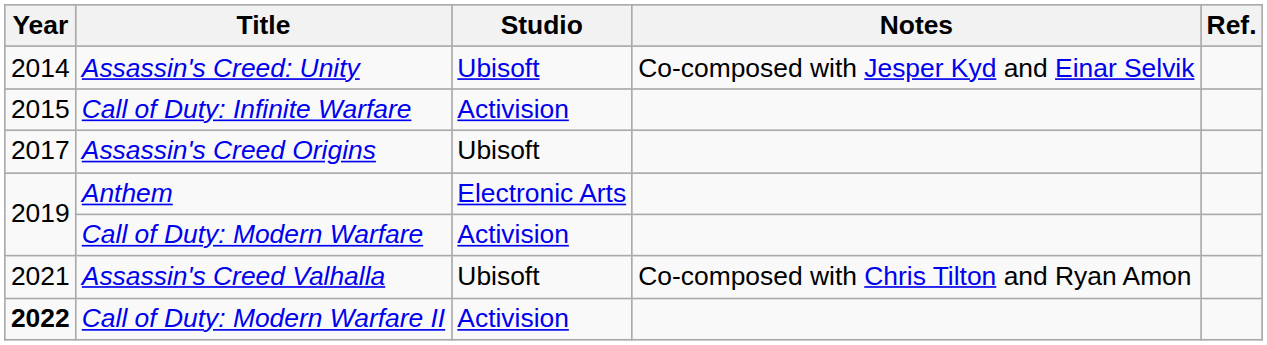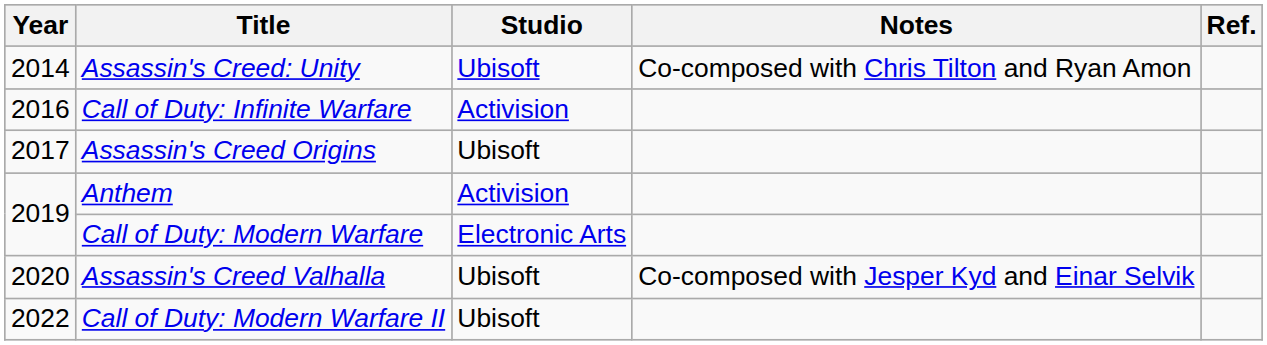(916, 67) Co-composed with Jesper Kyd and Einar Selvik -> (915, 67) Co-composed with Chris Tilton and Ryan Amon
(40, 109) 2015 -> (40, 109) 2016
(542, 192) Electronic Arts -> (513, 192) Activision
(513, 234) Activision -> (542, 234) Electronic Arts
(40, 276) 2021 -> (40, 276) 2020
(915, 276) Co-composed with Chris Tilton and Ryan Amon -> (916, 276) Co-composed with Jesper Kyd and Einar Selvik
(40, 318) bold -> (40, 318) normal
(513, 318) Activision -> (498, 318) Ubisoft
